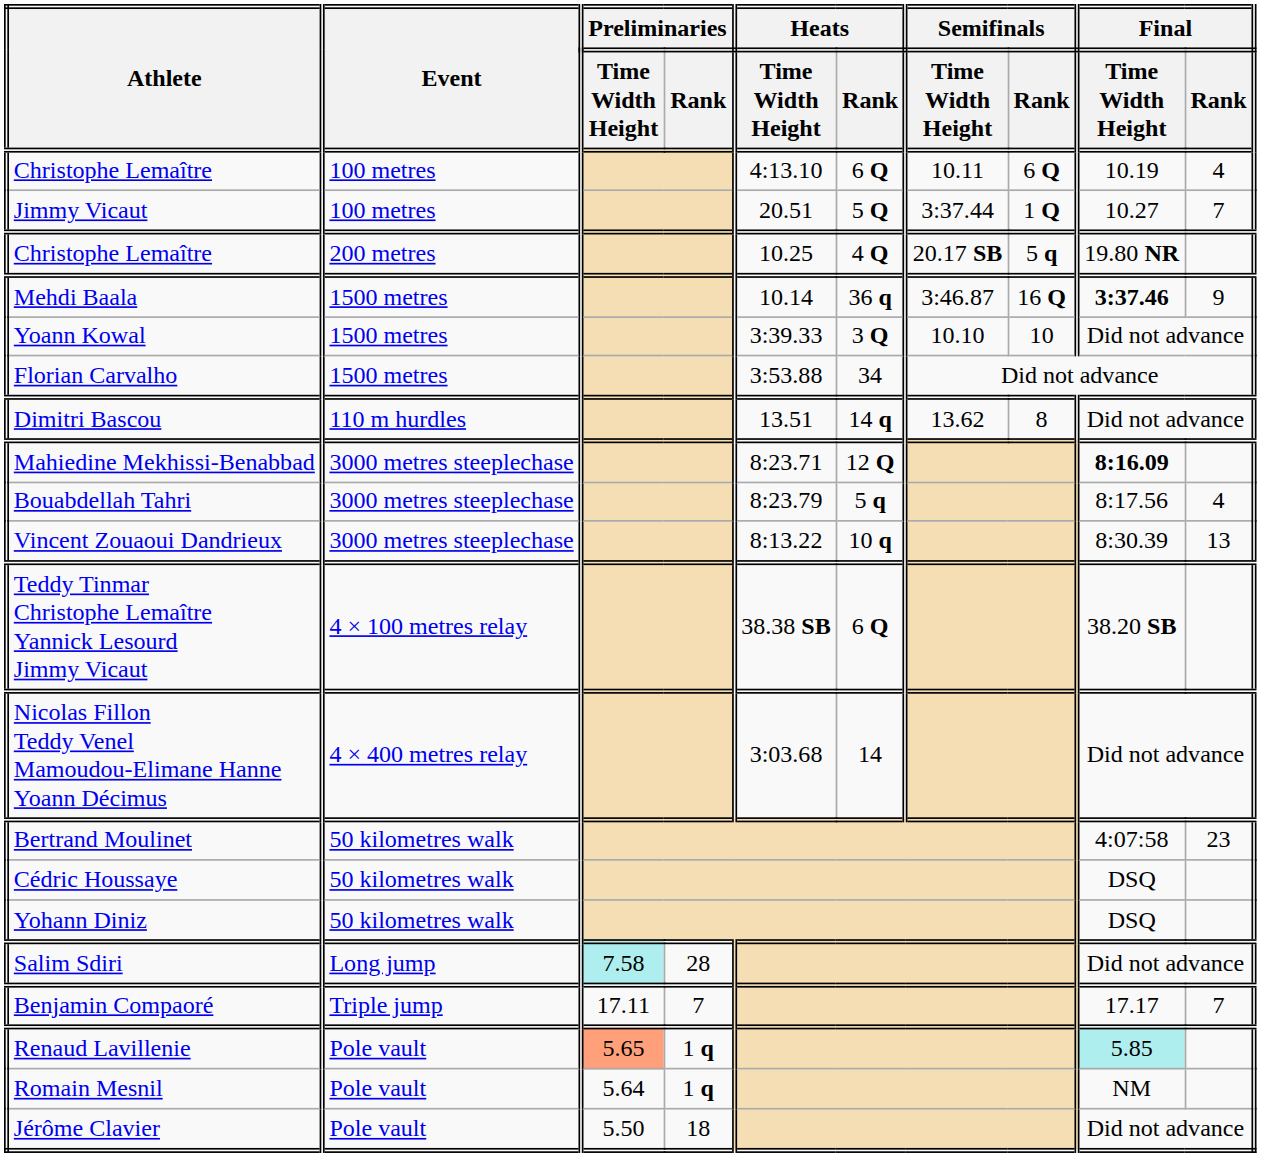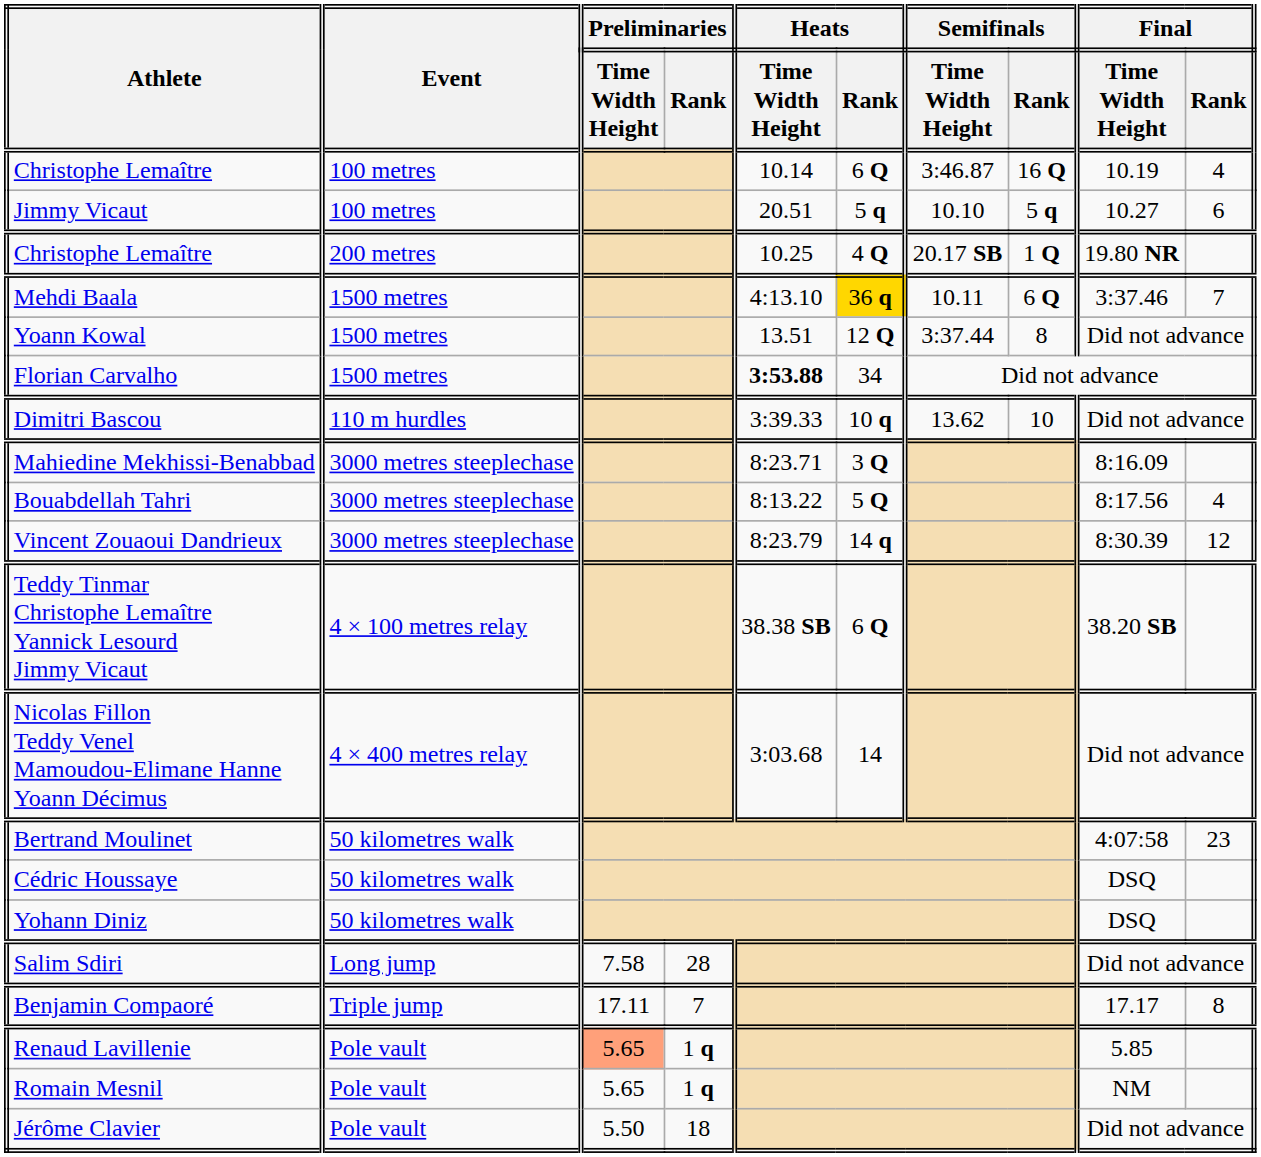(786, 170) 4:13.10 -> (786, 170) 10.14
(958, 170) 10.11 -> (958, 170) 3:46.87
(1042, 170) 6 Q -> (1042, 170) 16 Q
(870, 210) 5 Q -> (870, 210) 5 q
(958, 210) 3:37.44 -> (958, 210) 10.10
(1042, 210) 1 Q -> (1042, 210) 5 q
(1218, 210) 7 -> (1218, 210) 6
(1042, 253) 5 q -> (1042, 253) 1 Q
(786, 296) 10.14 -> (786, 296) 4:13.10
(870, 296) no background -> (870, 296) gold background
(958, 296) 3:46.87 -> (958, 296) 10.11
(1042, 296) 16 Q -> (1042, 296) 6 Q
(1132, 296) bold -> (1132, 296) normal
(1218, 296) 9 -> (1218, 296) 7
(786, 336) 3:39.33 -> (786, 336) 13.51
(870, 336) 3 Q -> (870, 336) 12 Q
(958, 336) 10.10 -> (958, 336) 3:37.44
(1042, 336) 10 -> (1042, 336) 8
(786, 375) normal -> (786, 375) bold
(786, 418) 13.51 -> (786, 418) 3:39.33
(870, 418) 14 q -> (870, 418) 10 q
(1042, 418) 8 -> (1042, 418) 10
(870, 461) 12 Q -> (870, 461) 3 Q
(1132, 461) bold -> (1132, 461) normal
(786, 501) 8:23.79 -> (786, 501) 8:13.22
(870, 501) 5 q -> (870, 501) 5 Q
(786, 541) 8:13.22 -> (786, 541) 8:23.79
(870, 541) 10 q -> (870, 541) 14 q
(1218, 541) 13 -> (1218, 541) 12
(623, 962) paleturquoise background -> (623, 962) no background
(1218, 1005) 7 -> (1218, 1005) 8
(1132, 1048) paleturquoise background -> (1132, 1048) no background
(623, 1088) 5.64 -> (623, 1088) 5.65
